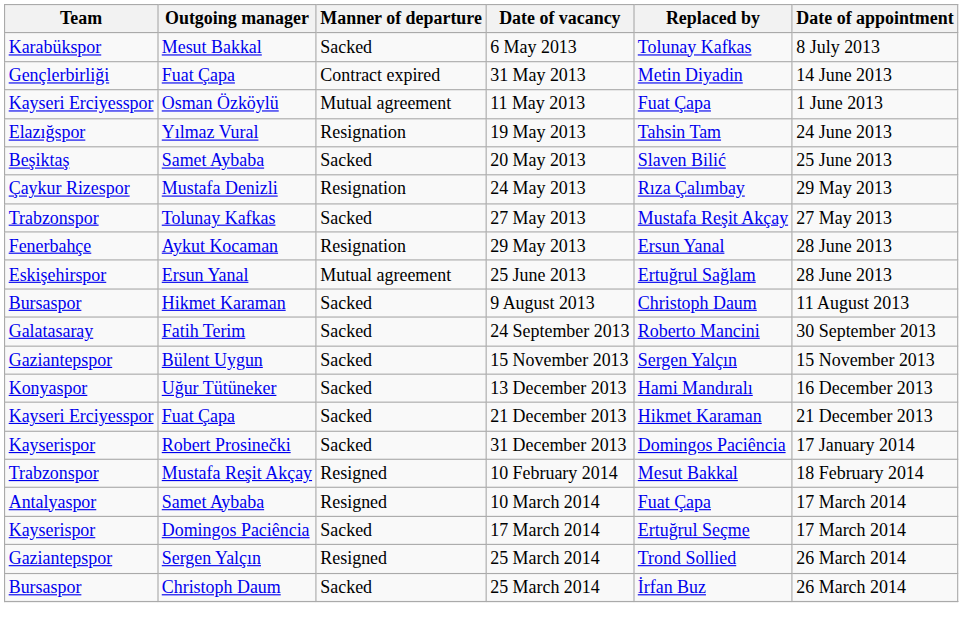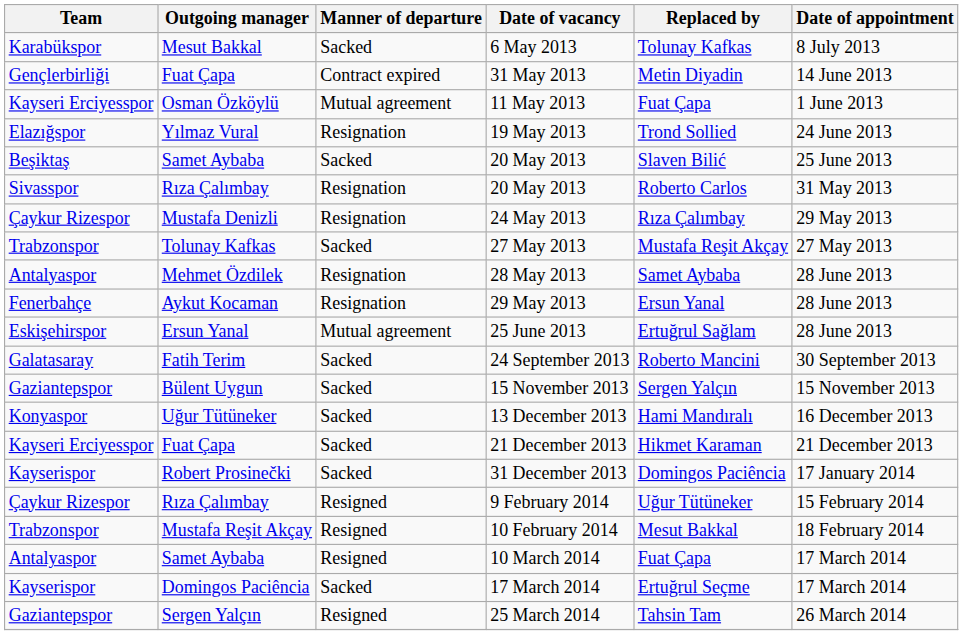(679, 132) Tahsin Tam -> (687, 132) Trond Sollied
+ row: (215, 189)
+ row: (222, 274)
- row: (224, 302)
+ row: (215, 501)
(687, 558) Trond Sollied -> (679, 615) Tahsin Tam
- row: (221, 587)
